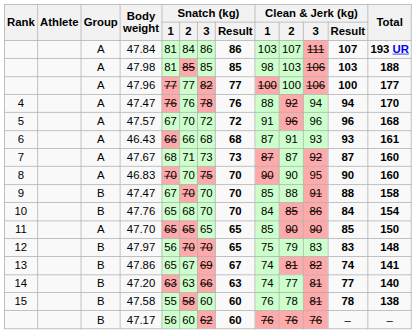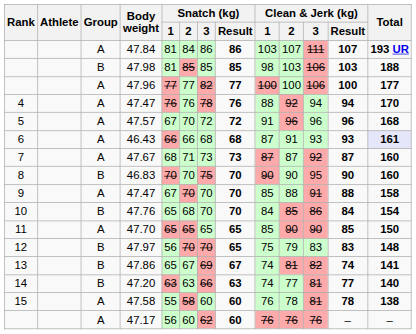(101, 67) A -> (101, 67) B
(390, 139) no background -> (390, 139) lavender background
(101, 175) A -> (101, 175) B
(101, 193) B -> (101, 193) A
(101, 301) B -> (101, 301) A
(101, 319) B -> (101, 319) A
